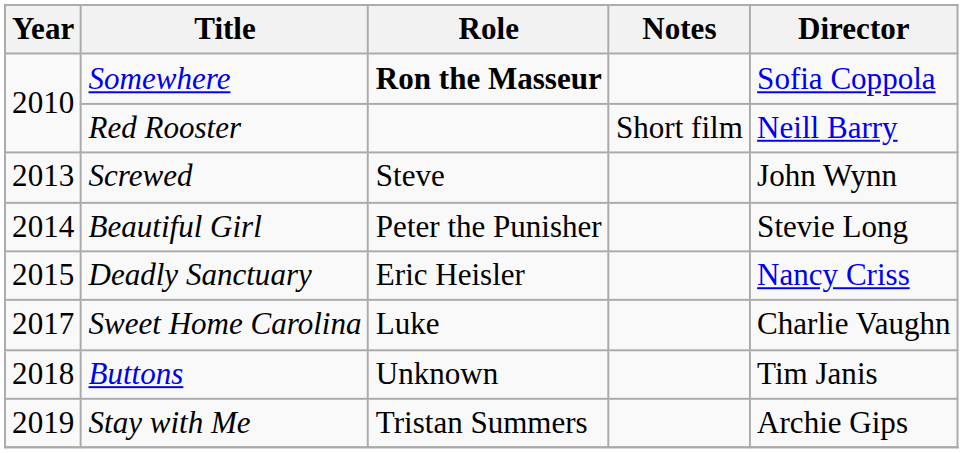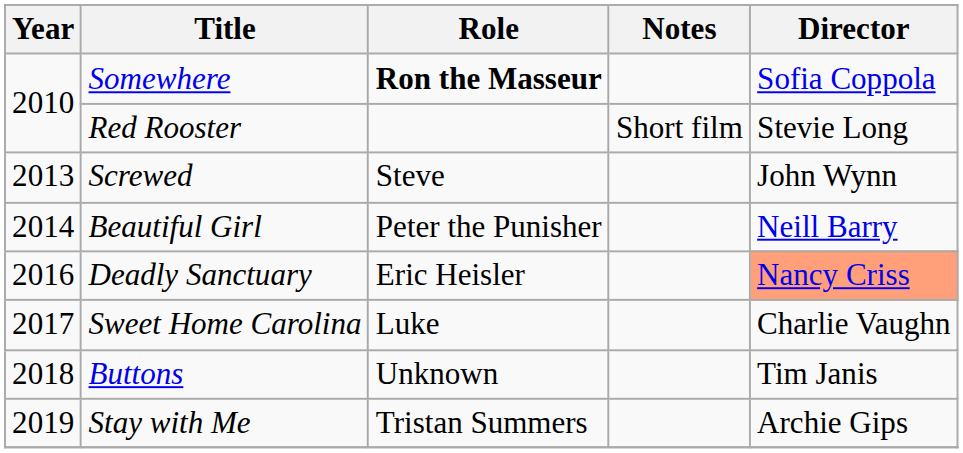(827, 127) Neill Barry -> (833, 127) Stevie Long
(833, 226) Stevie Long -> (827, 226) Neill Barry
(43, 275) 2015 -> (43, 275) 2016
(833, 275) no background -> (833, 275) lightsalmon background
